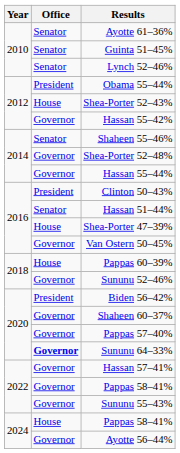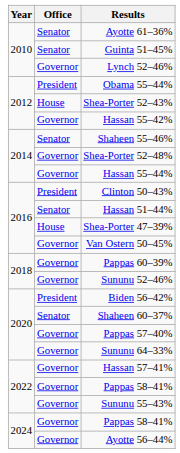(50, 67) Senator -> (58, 67) Governor
(47, 262) House -> (58, 262) Governor
(54, 315) Governor -> (53, 315) Senator
(56, 351) bold -> (58, 351) normal
(47, 421) House -> (58, 421) Governor
